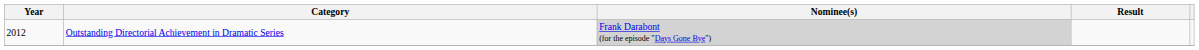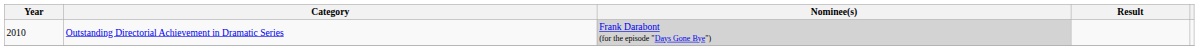(16, 32) 2012 -> (16, 32) 2010
